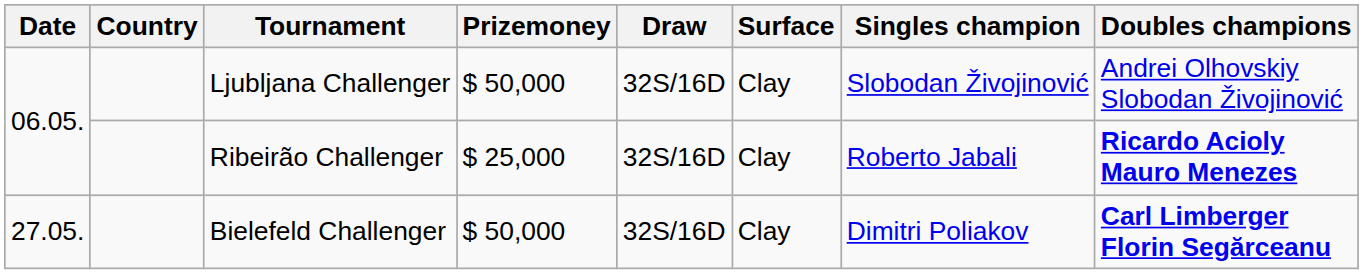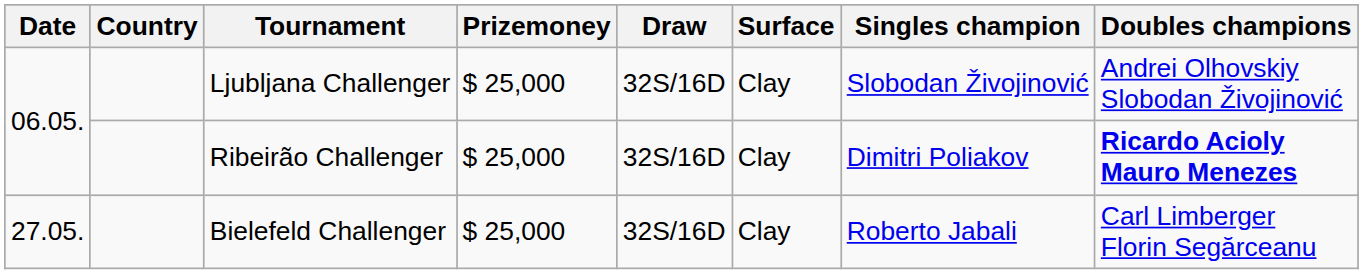(514, 83) $ 50,000 -> (514, 83) $ 25,000
(932, 156) Roberto Jabali -> (938, 156) Dimitri Poliakov
(514, 230) $ 50,000 -> (514, 230) $ 25,000
(938, 230) Dimitri Poliakov -> (932, 230) Roberto Jabali
(1216, 230) bold -> (1209, 230) normal
